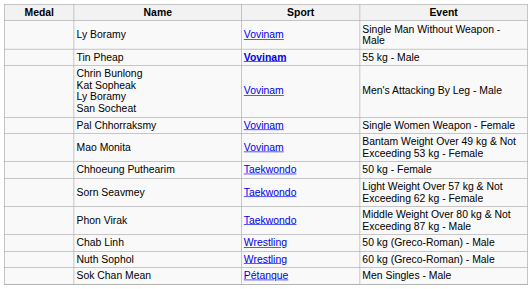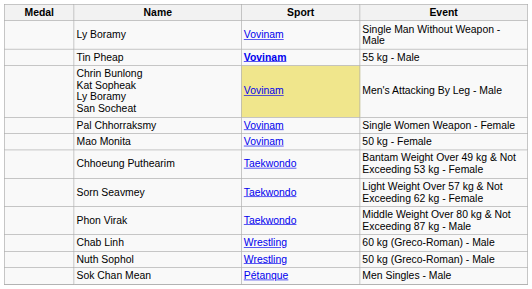(264, 91) no background -> (264, 91) khaki background
(439, 147) Bantam Weight Over 49 kg & Not Exceeding 53 kg - Female -> (397, 142) 50 kg - Female
(397, 170) 50 kg - Female -> (439, 164) Bantam Weight Over 49 kg & Not Exceeding 53 kg - Female
(429, 243) 50 kg (Greco-Roman) - Male -> (429, 243) 60 kg (Greco-Roman) - Male
(429, 259) 60 kg (Greco-Roman) - Male -> (429, 259) 50 kg (Greco-Roman) - Male
